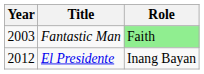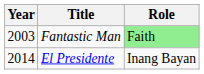(21, 58) 2012 -> (21, 58) 2014
